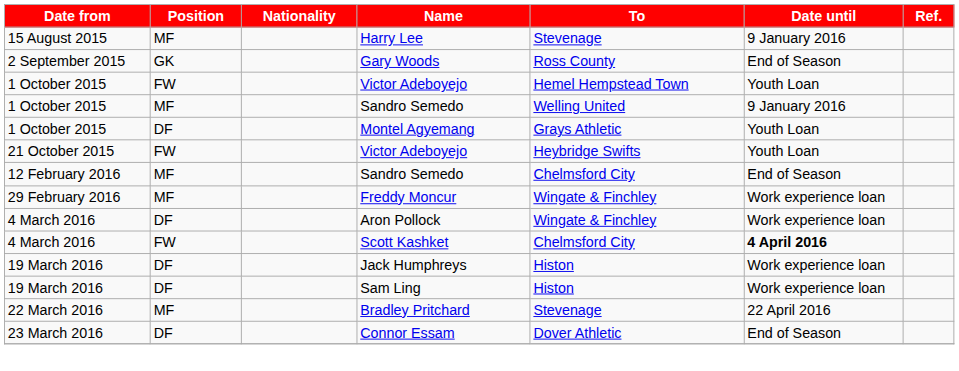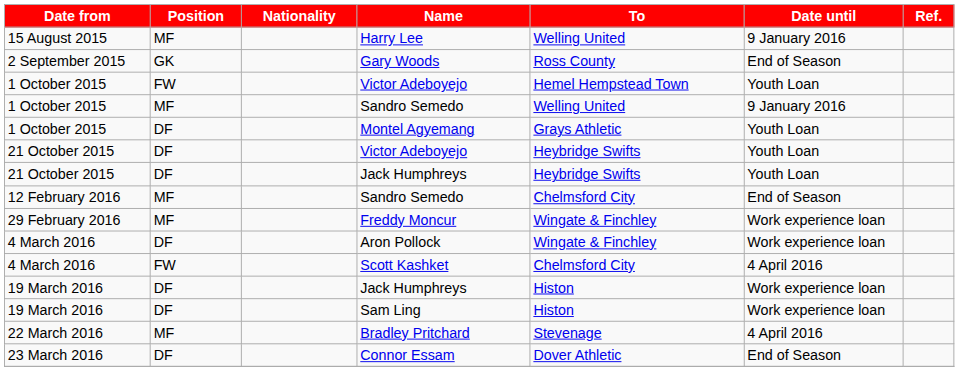(568, 39) Stevenage -> (579, 39) Welling United
(165, 152) FW -> (163, 152) DF
+ row: (61, 174)
(787, 242) bold -> (785, 265) normal
(789, 310) 22 April 2016 -> (785, 333) 4 April 2016
